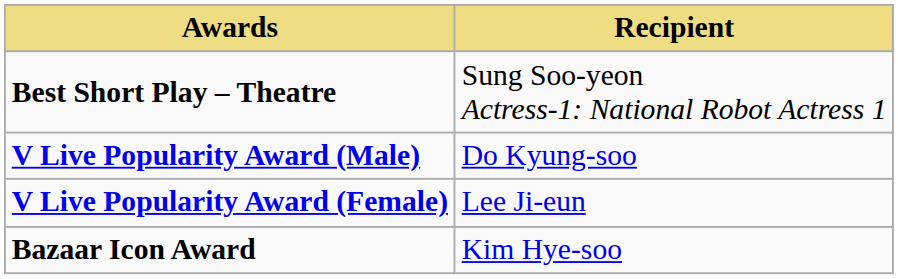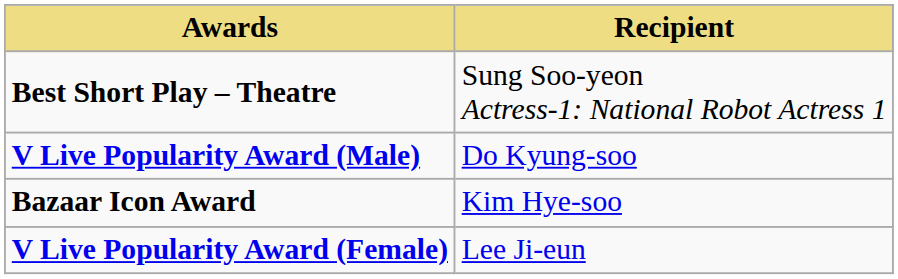rows swapped: (230, 202) <-> (134, 249)
